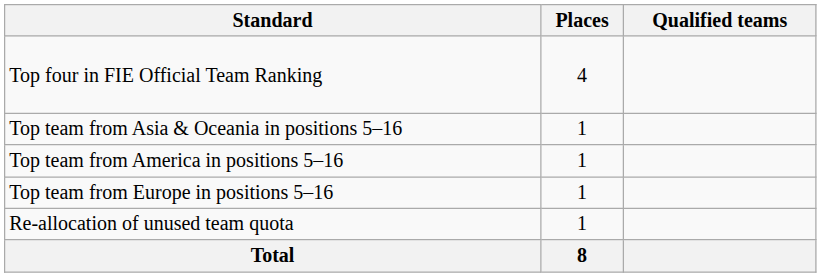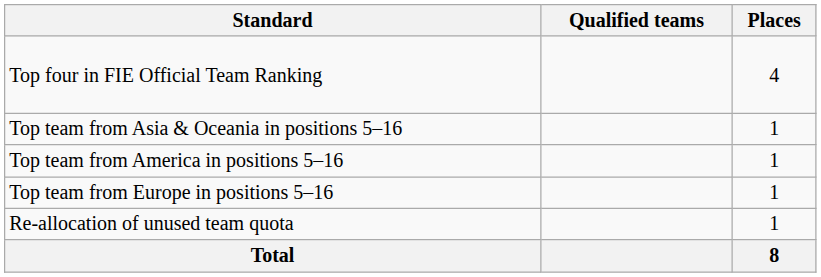columns swapped: (582, 20) <-> (720, 20)
